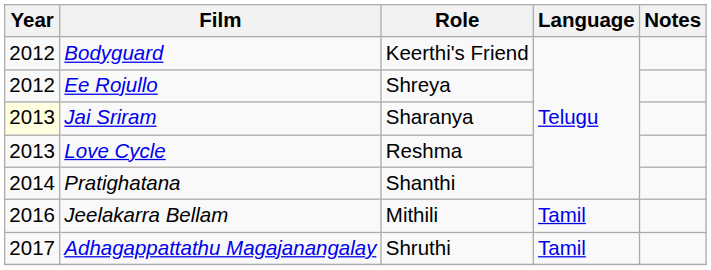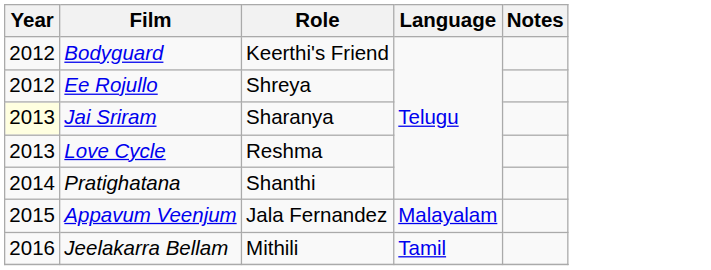+ row: (150, 215)
- row: (220, 248)
